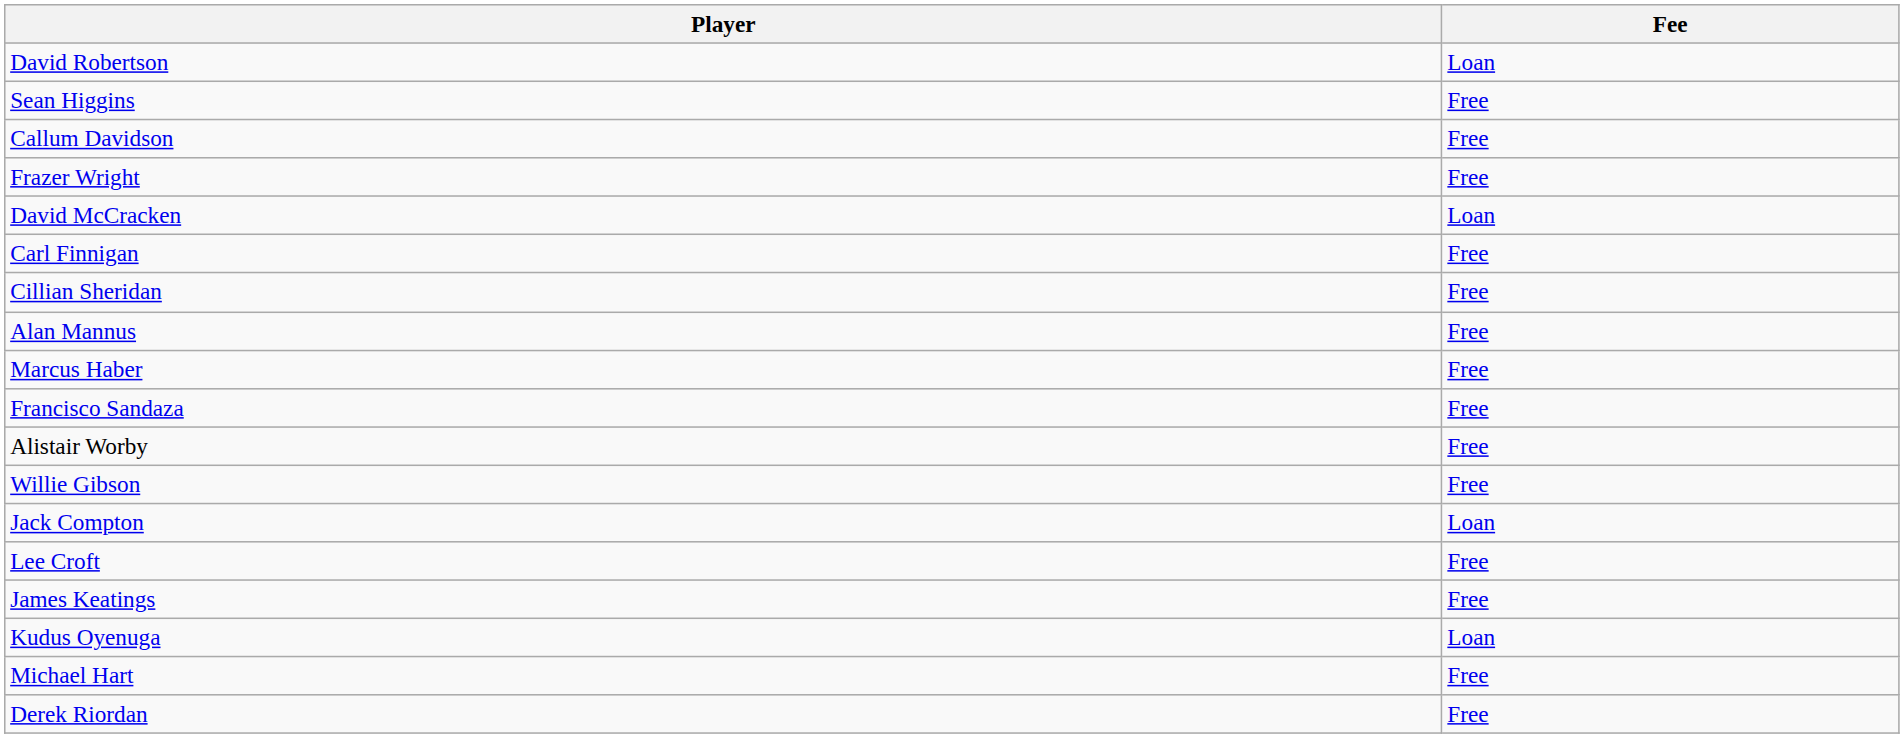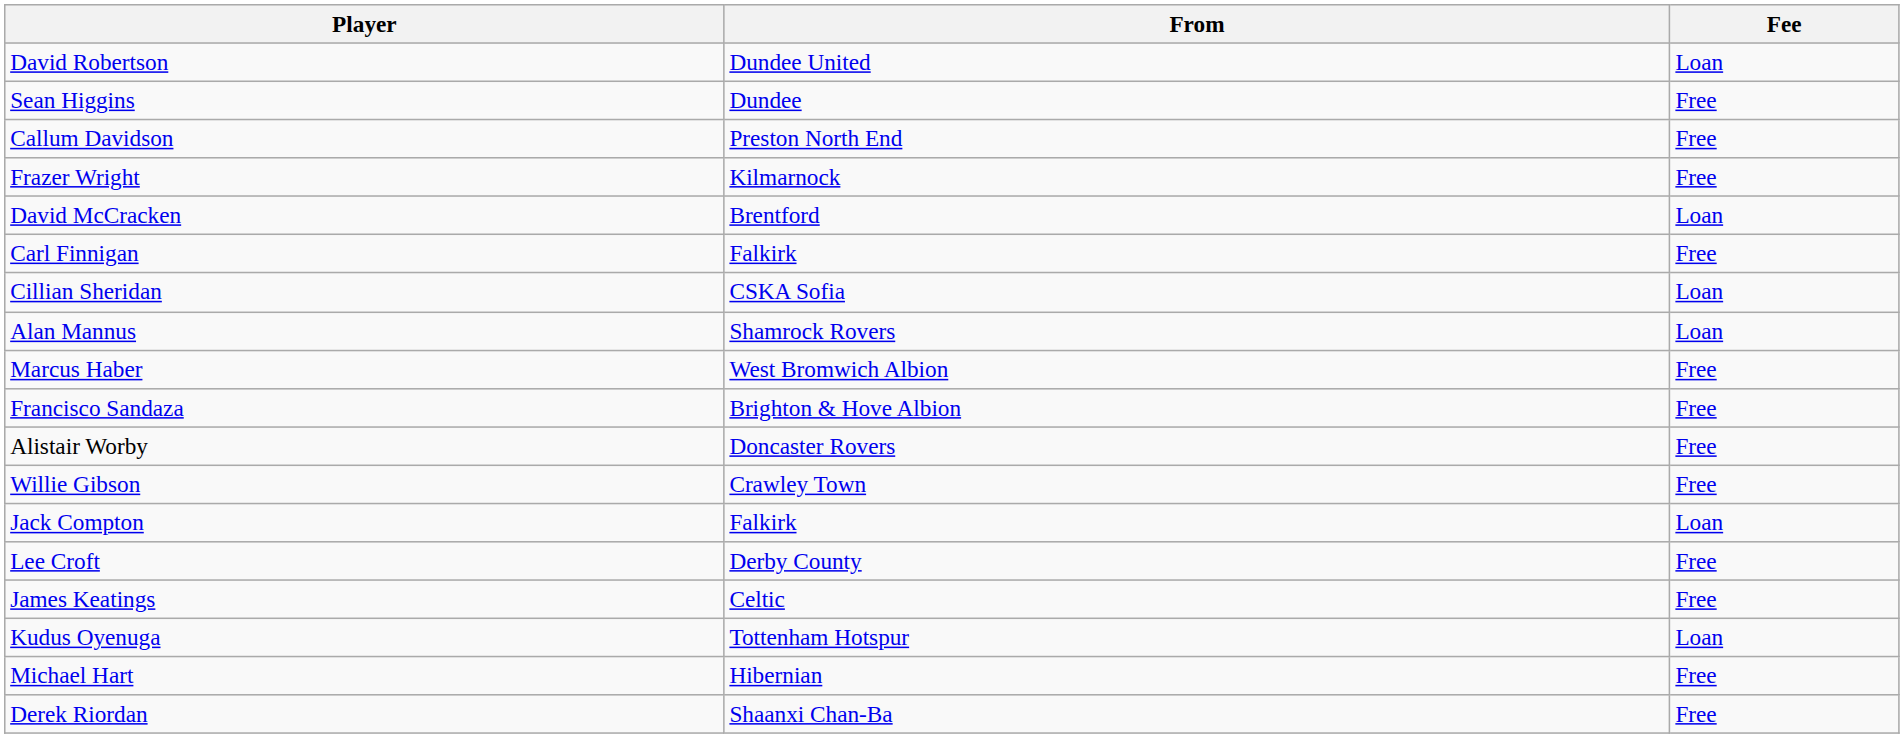+ column: (1197, 23)
(1468, 292) Free -> (1699, 292) Loan
(1468, 330) Free -> (1699, 330) Loan
